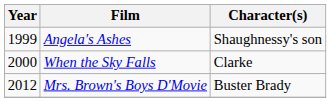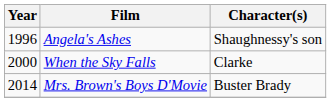(22, 39) 1999 -> (22, 39) 1996
(22, 85) 2012 -> (22, 85) 2014
